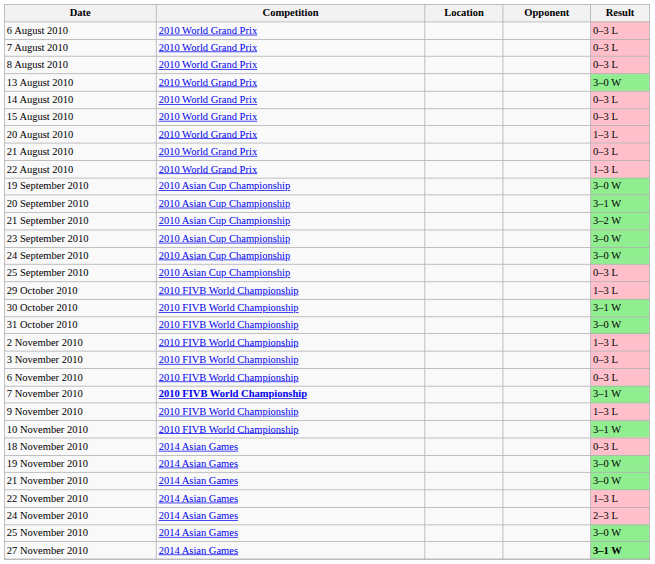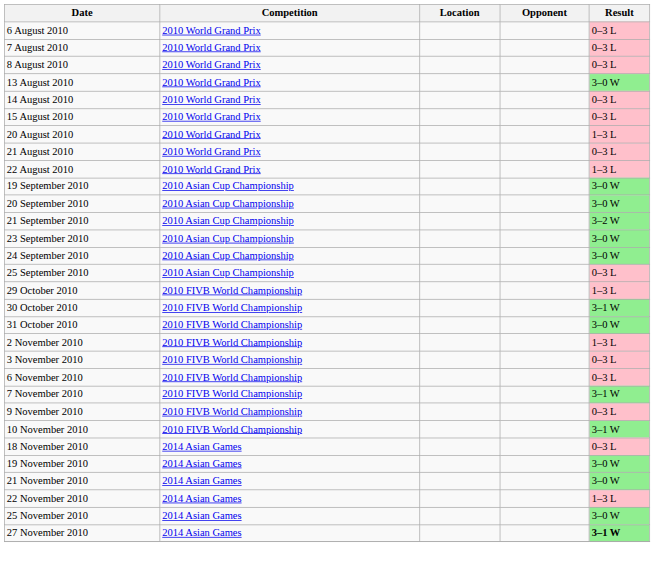(607, 204) 3–1 W -> (606, 204) 3–0 W
(233, 394) bold -> (232, 394) normal
(605, 412) 1–3 L -> (604, 412) 0–3 L
- row: (47, 516)
